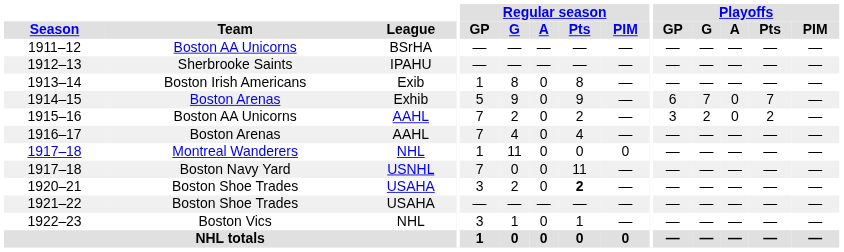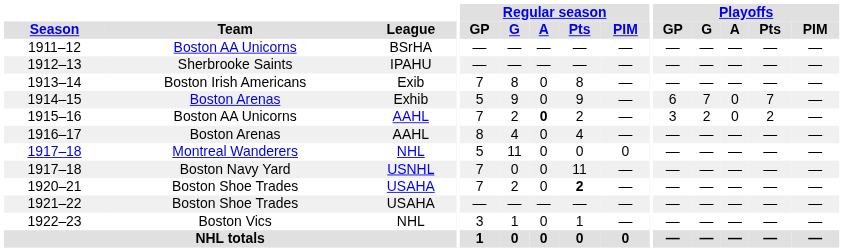(480, 82) 1 -> (480, 82) 7
(544, 117) normal -> (544, 117) bold
(480, 134) 7 -> (480, 134) 8
(480, 151) 1 -> (480, 151) 5
(480, 186) 3 -> (480, 186) 7
